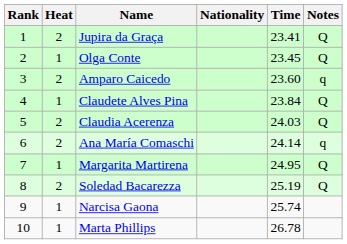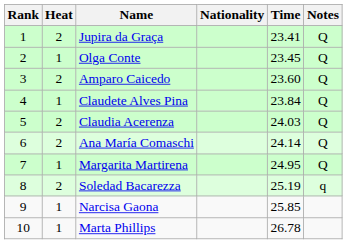(323, 79) q -> (323, 79) Q
(323, 143) q -> (323, 143) Q
(323, 185) Q -> (323, 185) q
(286, 206) 25.74 -> (286, 206) 25.85
